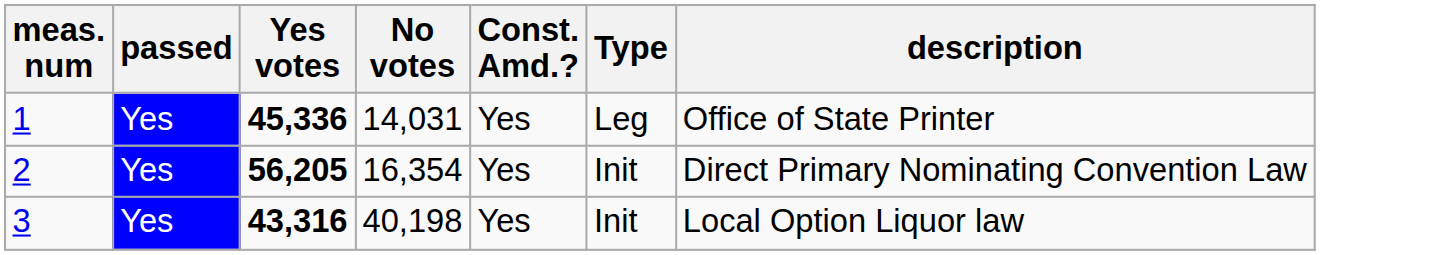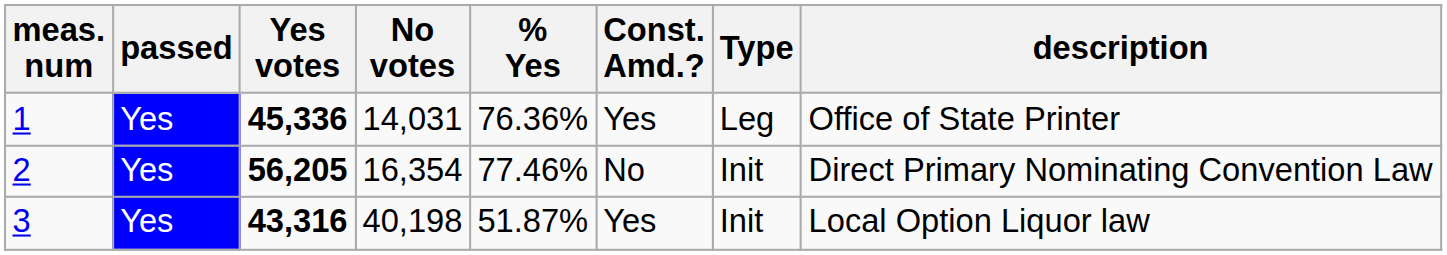+ column: (533, 48)
(504, 170) Yes -> (624, 170) No
